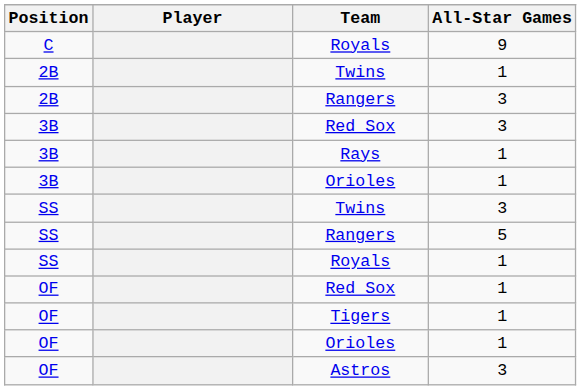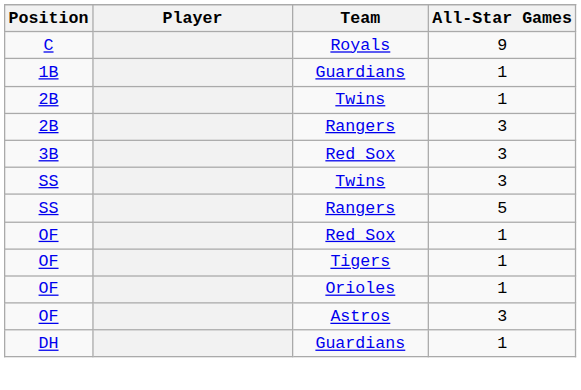+ row: (49, 72)
- row: (49, 154)
- row: (49, 181)
- row: (49, 262)
+ row: (49, 344)
